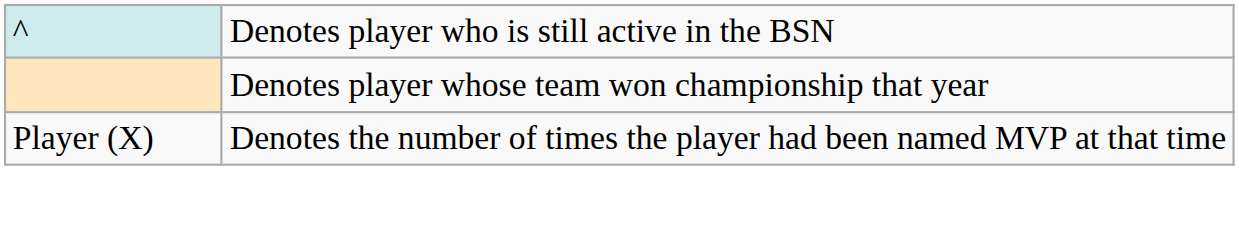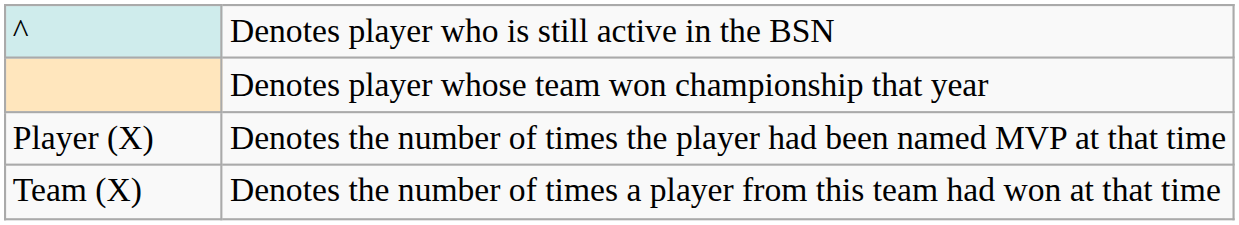+ row: (77, 191)
